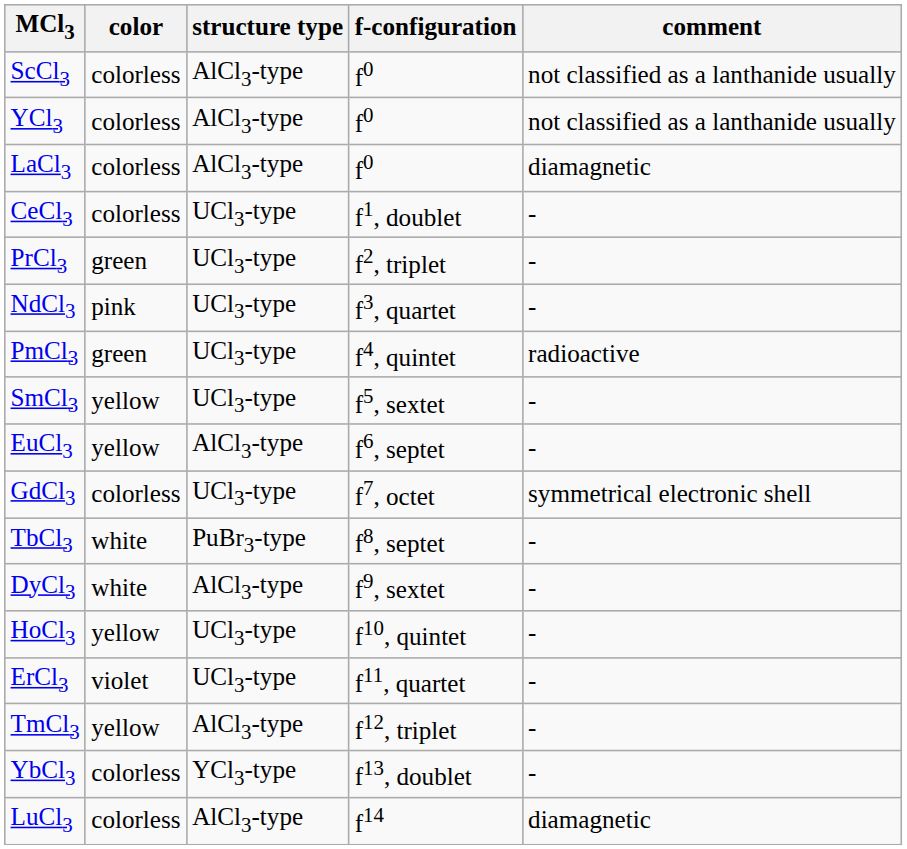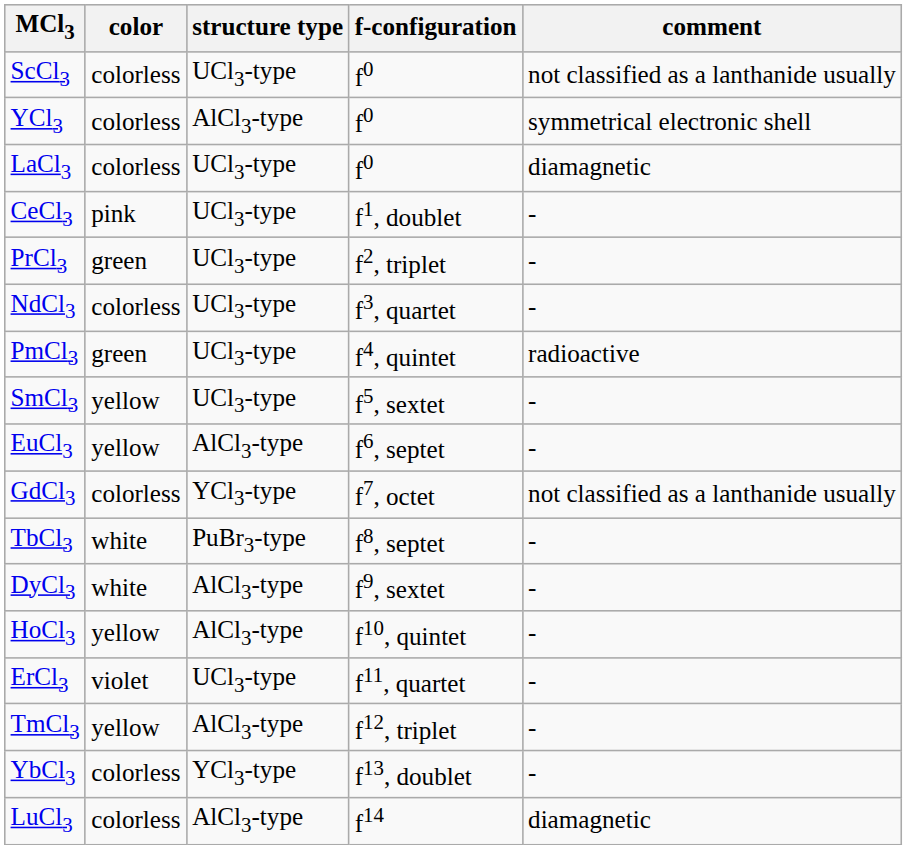(248, 74) AlCl3-type -> (244, 74) UCl3-type
(712, 120) not classified as a lanthanide usually -> (670, 120) symmetrical electronic shell
(248, 167) AlCl3-type -> (244, 167) UCl3-type
(136, 214) colorless -> (114, 214) pink
(114, 307) pink -> (136, 307) colorless
(244, 493) UCl3-type -> (244, 493) YCl3-type
(670, 493) symmetrical electronic shell -> (712, 493) not classified as a lanthanide usually
(244, 633) UCl3-type -> (248, 633) AlCl3-type
